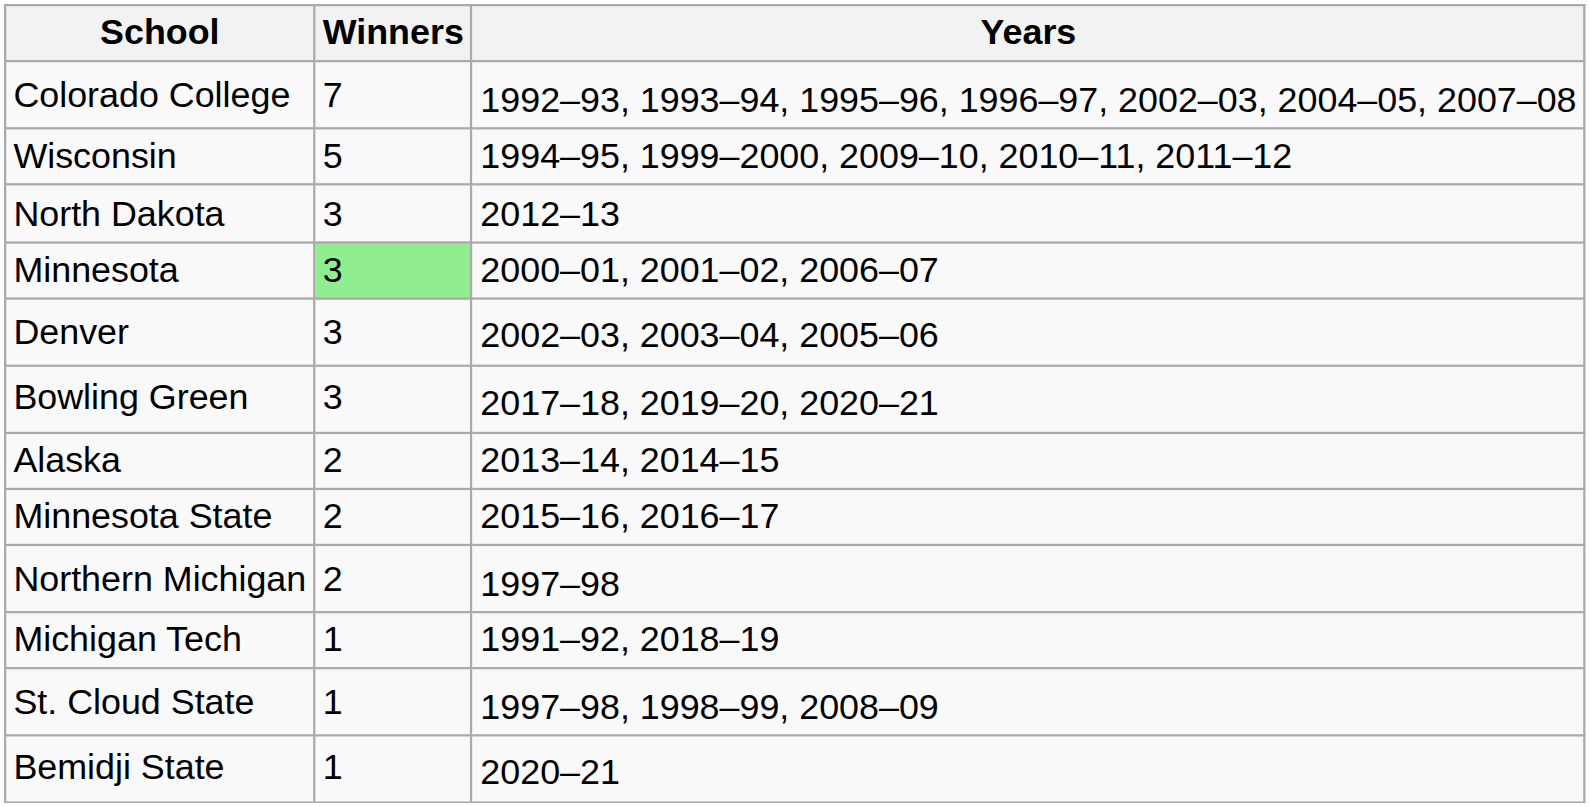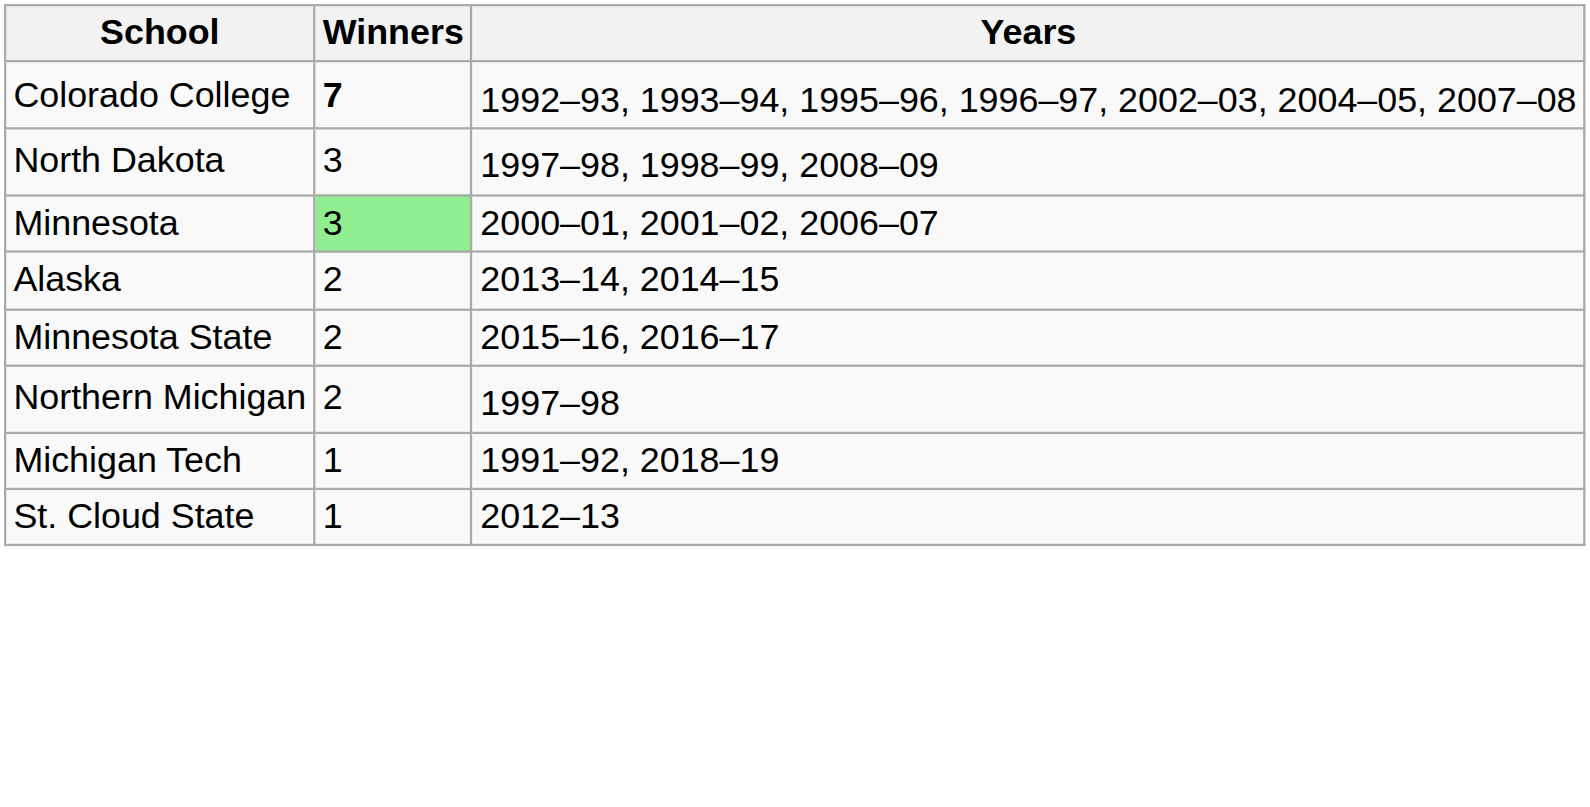(333, 94) normal -> (333, 94) bold
- row: (95, 156)
(550, 213) 2012–13 -> (710, 165) 1997–98, 1998–99, 2008–09
- row: (71, 331)
- row: (131, 398)
(710, 706) 1997–98, 1998–99, 2008–09 -> (550, 516) 2012–13
- row: (119, 768)
